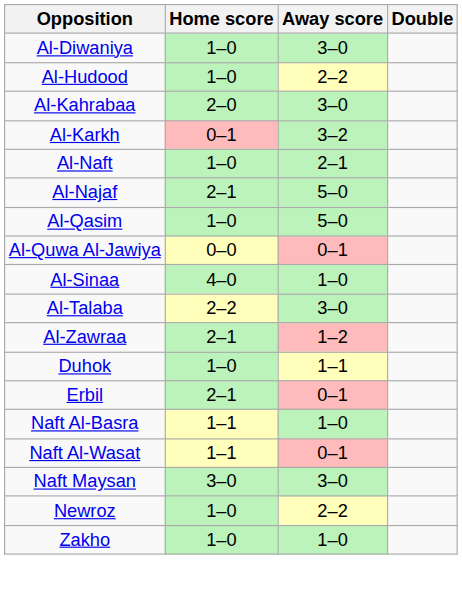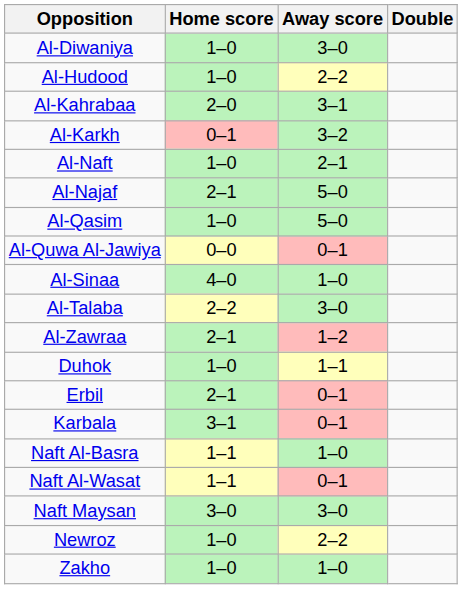(333, 105) 3–0 -> (333, 105) 3–1
+ row: (85, 423)
